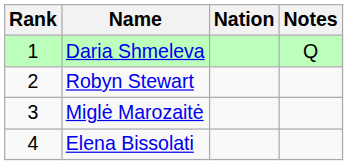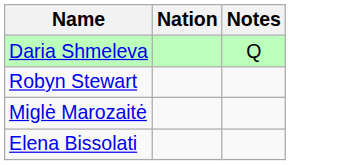- column: (33, 19)
